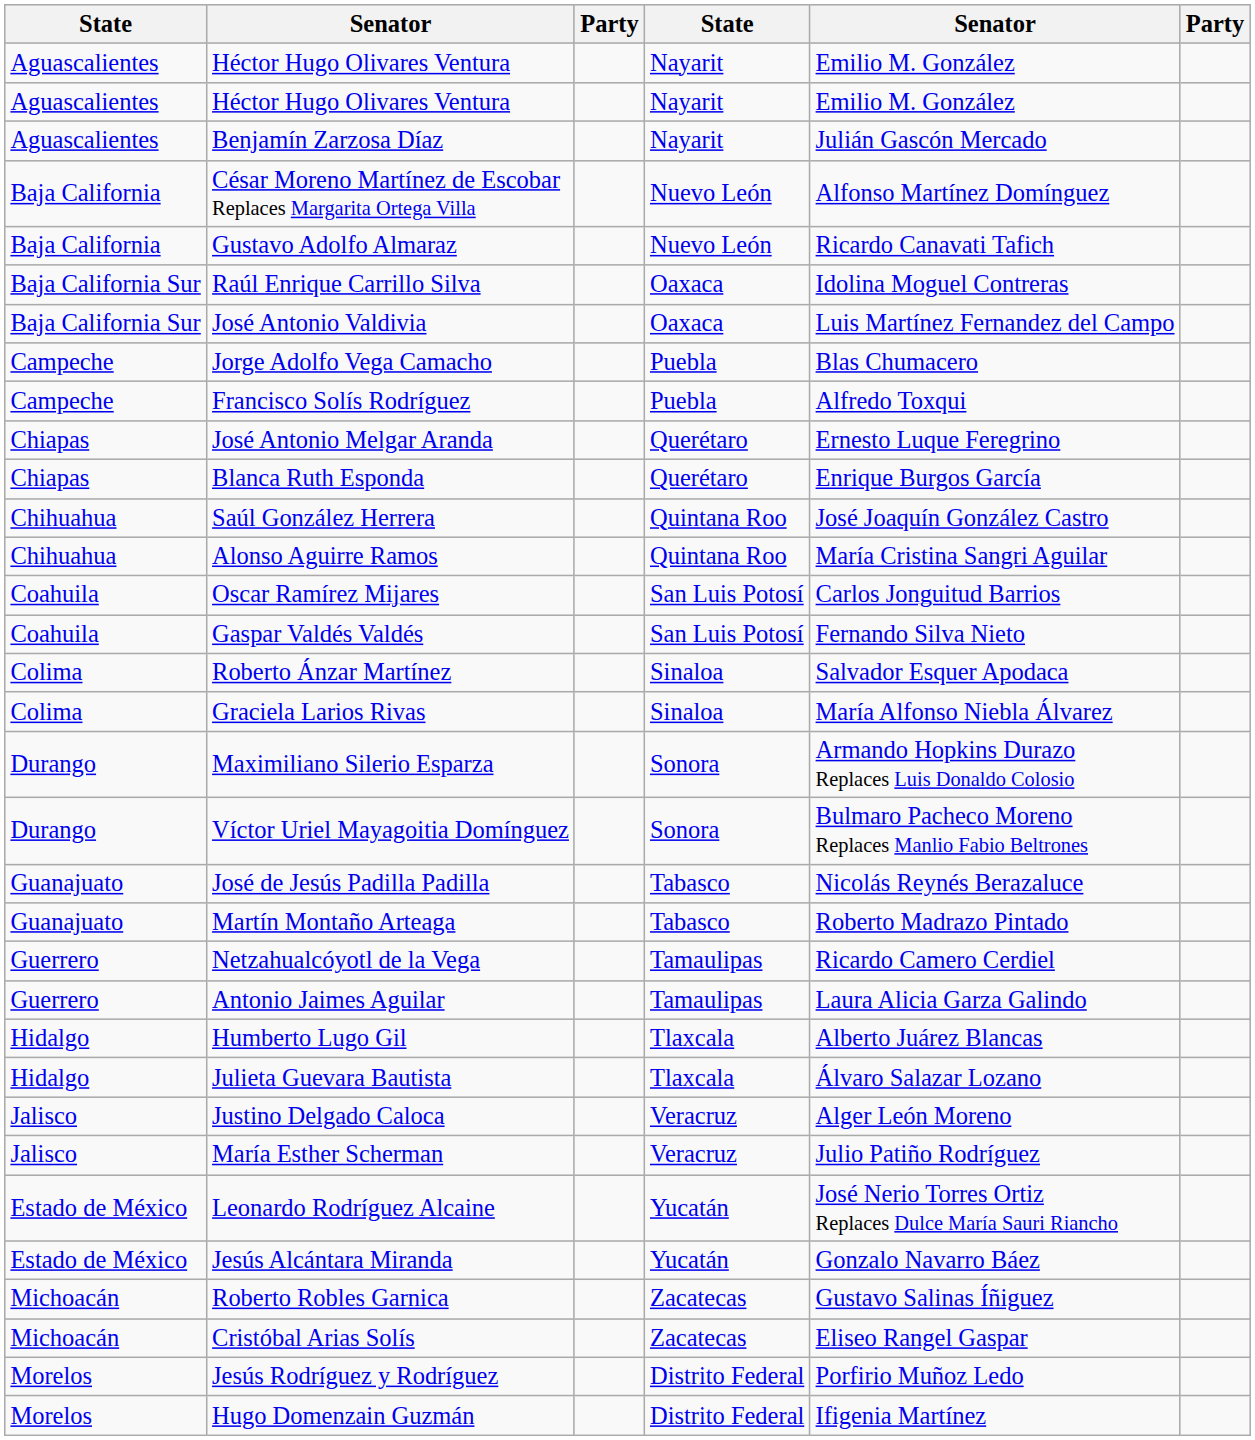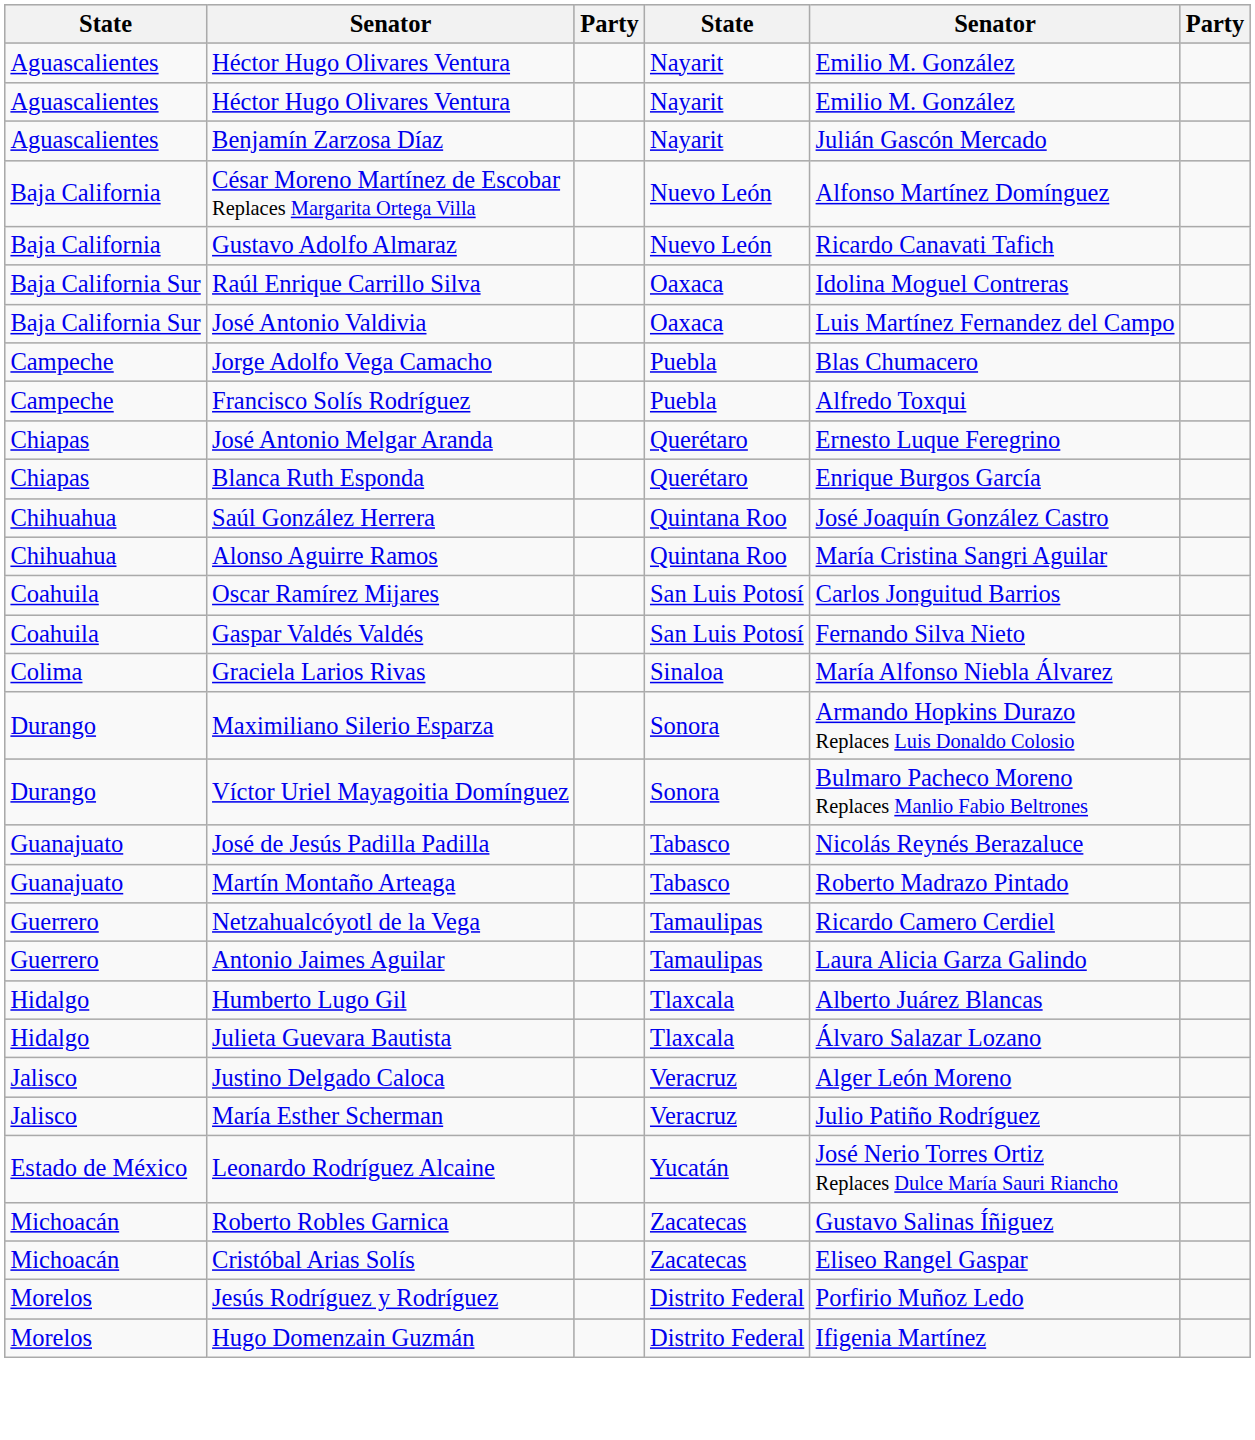- row: (46, 672)
- row: (99, 1259)
